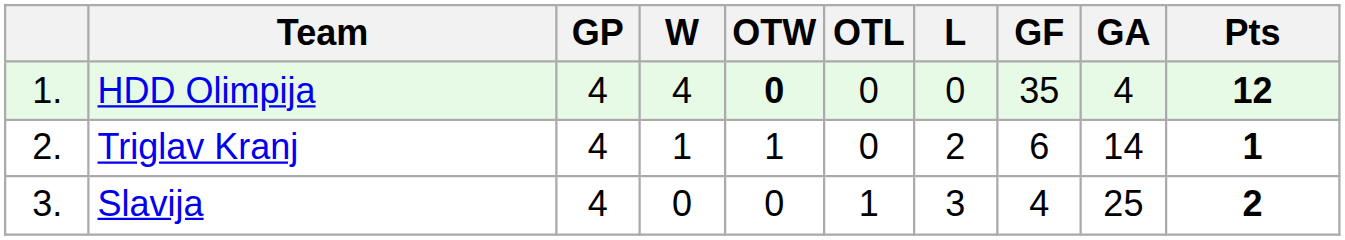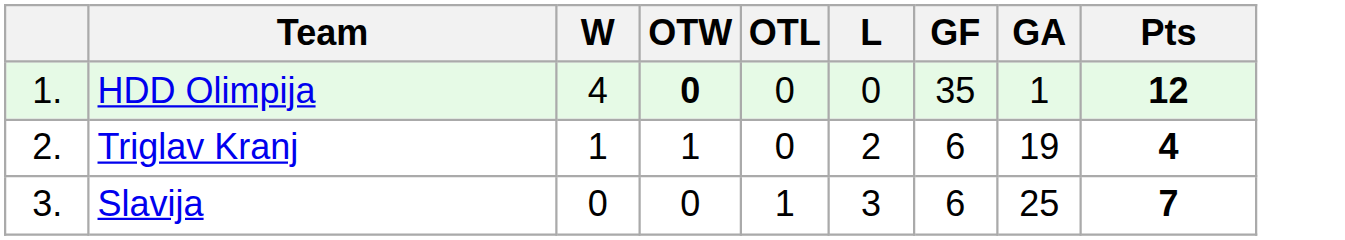- column: (598, 33)
(1123, 90) 4 -> (1039, 90) 1
(1123, 147) 14 -> (1039, 147) 19
(1253, 147) 1 -> (1168, 147) 4
(1039, 204) 4 -> (955, 204) 6
(1253, 204) 2 -> (1168, 204) 7
